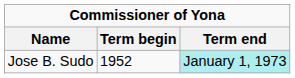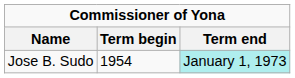(116, 61) 1952 -> (116, 61) 1954
